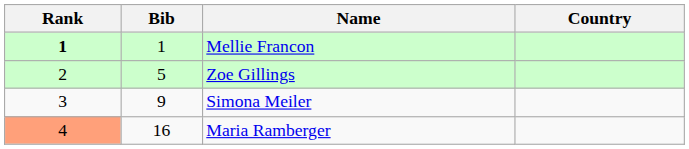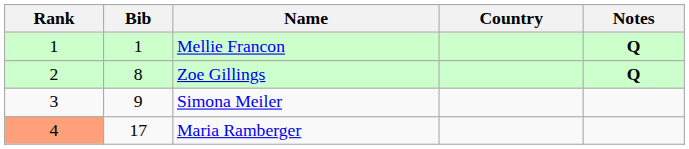+ column: (634, 18)
(63, 46) bold -> (54, 46) normal
(161, 74) 5 -> (138, 74) 8
(161, 130) 16 -> (138, 130) 17
